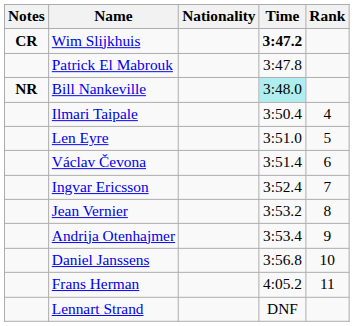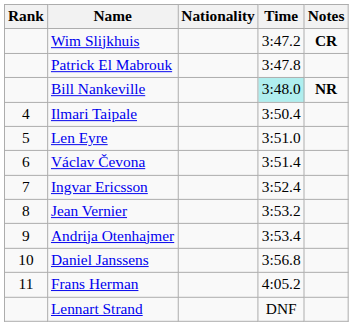columns swapped: (327, 16) <-> (26, 16)
(282, 41) bold -> (281, 41) normal
